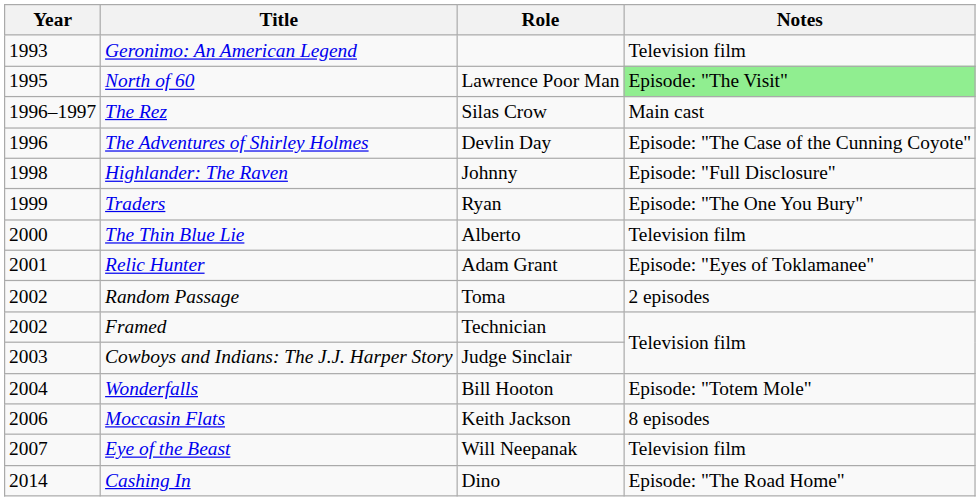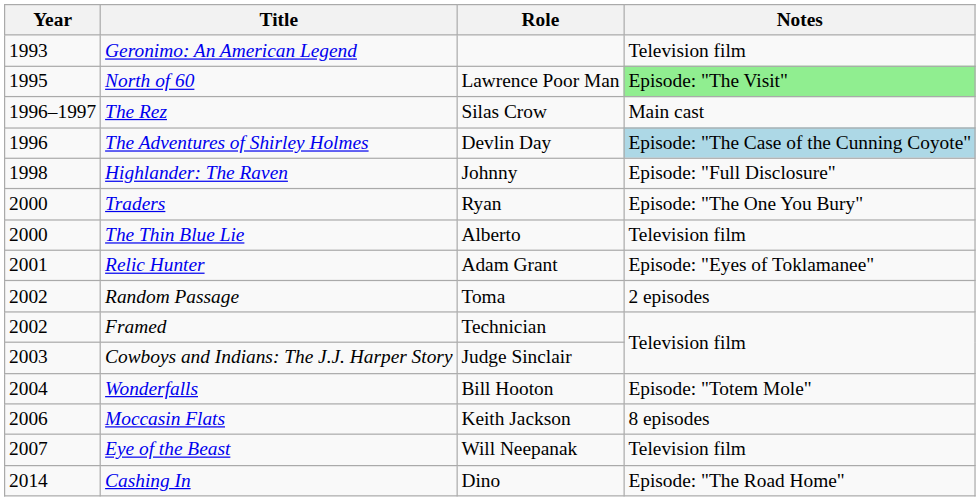(800, 142) no background -> (800, 142) lightblue background
(28, 204) 1999 -> (28, 204) 2000
